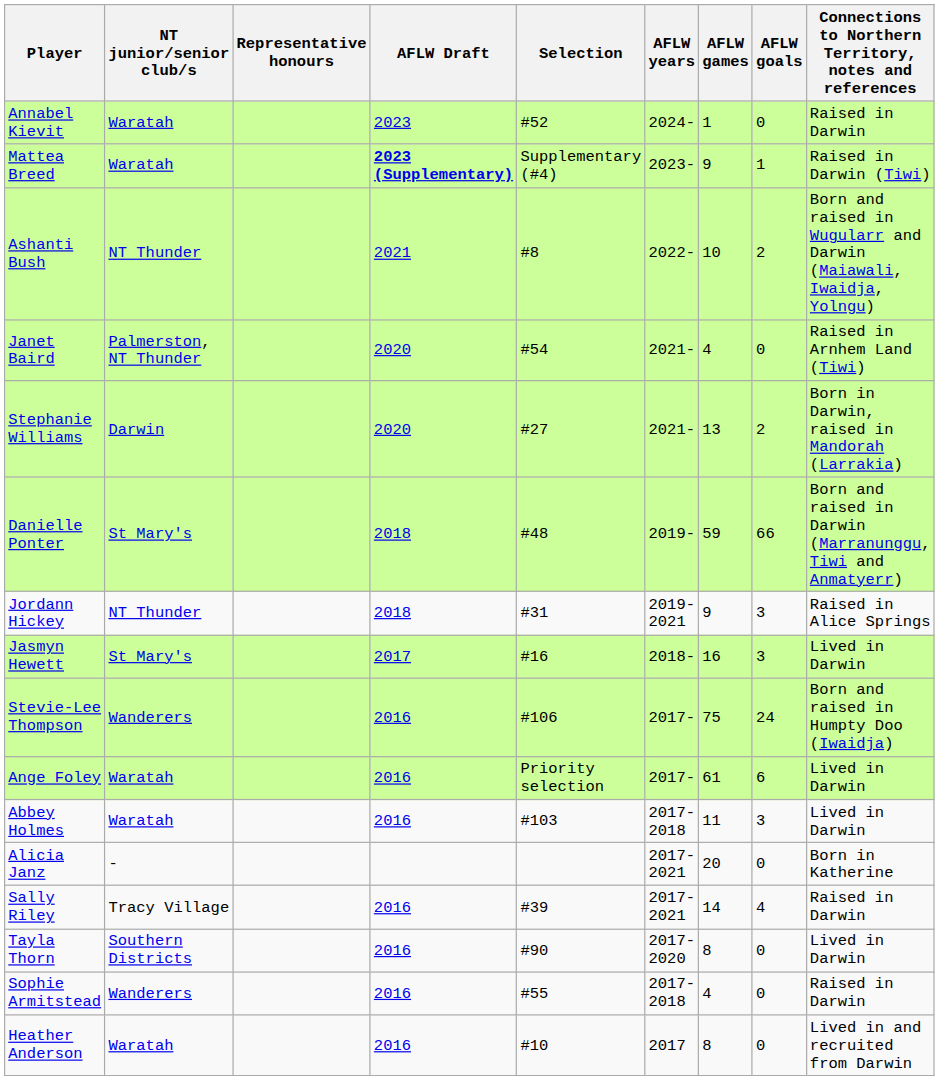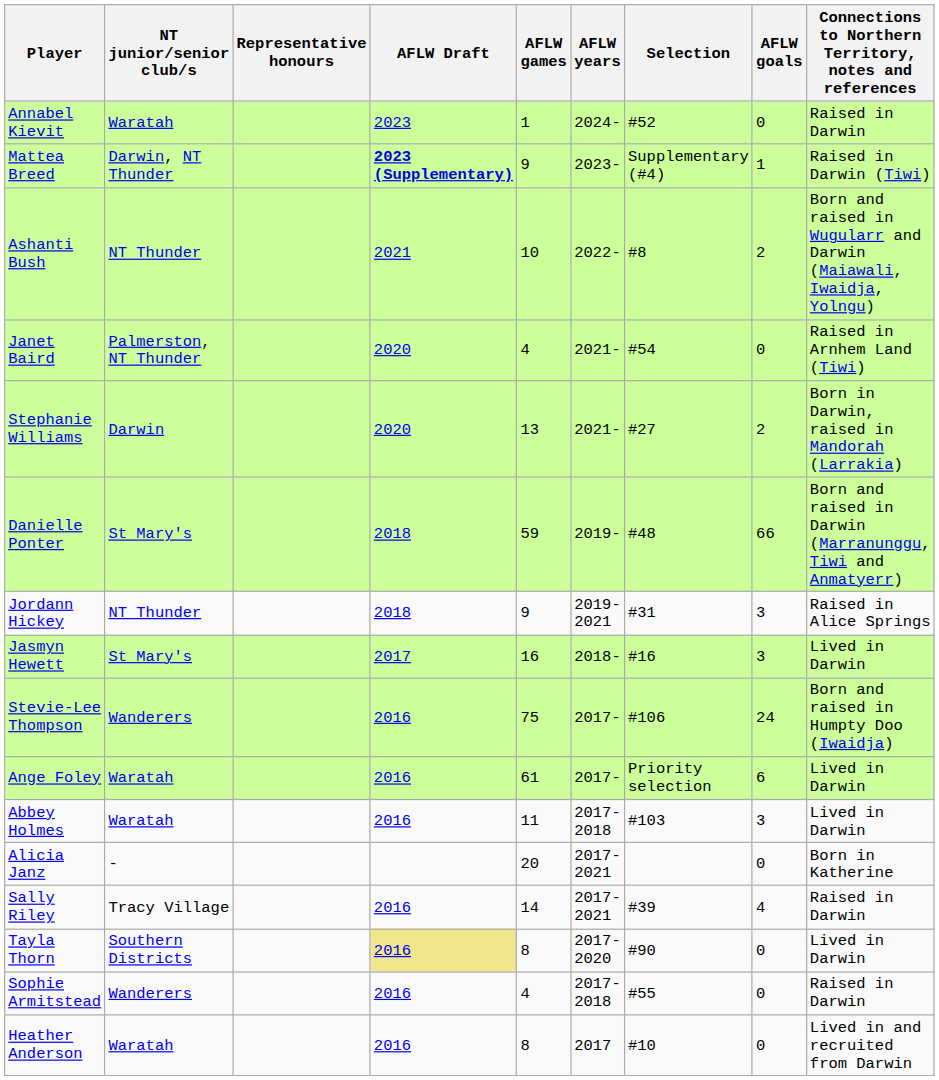columns swapped: (581, 53) <-> (726, 53)
(141, 166) Waratah -> (155, 166) Darwin, NT Thunder
(392, 950) no background -> (392, 950) khaki background
